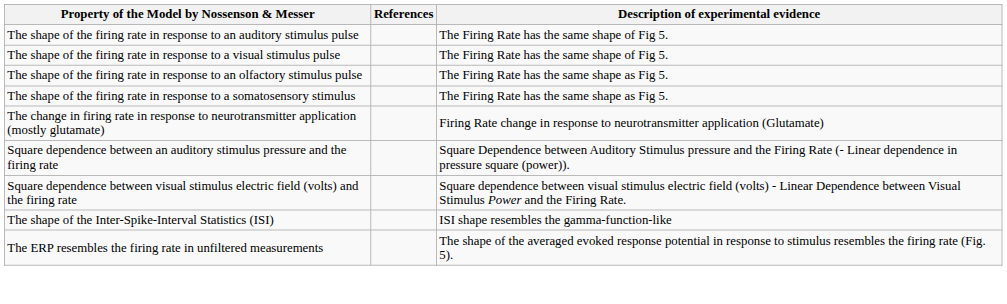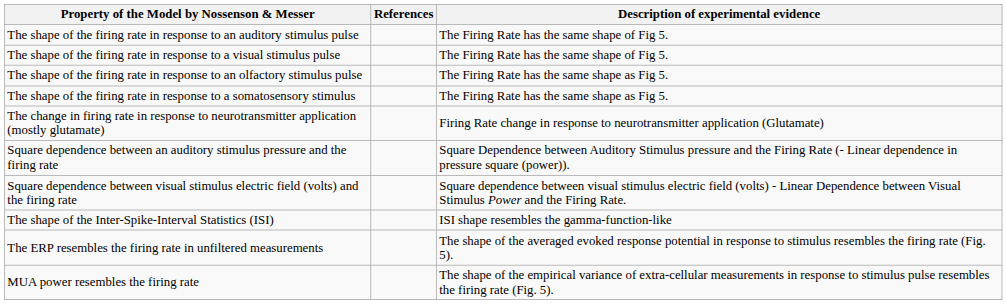+ row: (103, 282)
